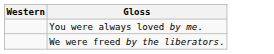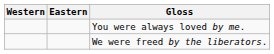+ column: (68, 12)
